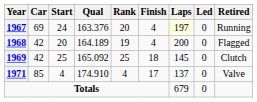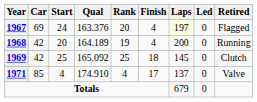(234, 27) Running -> (234, 27) Flagged
(234, 43) Flagged -> (234, 43) Running
